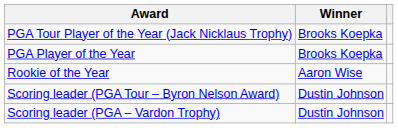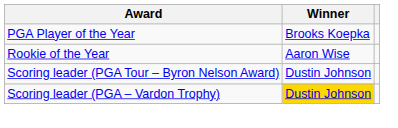- row: (150, 34)
(341, 113) no background -> (328, 93) gold background
